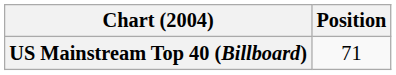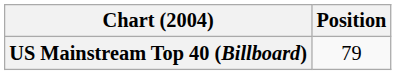(351, 52) 71 -> (351, 52) 79
